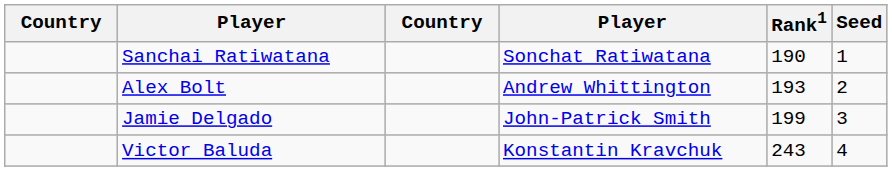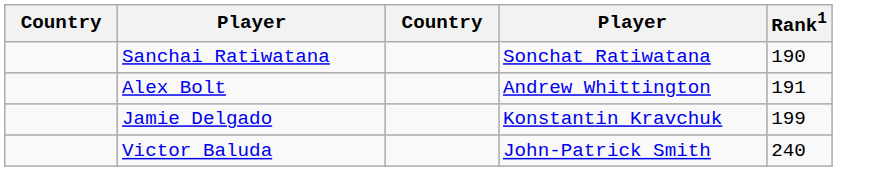- column: (859, 23)
(788, 88) 193 -> (788, 88) 191
(607, 119) John-Patrick Smith -> (613, 119) Konstantin Kravchuk
(613, 151) Konstantin Kravchuk -> (607, 151) John-Patrick Smith
(788, 151) 243 -> (788, 151) 240
